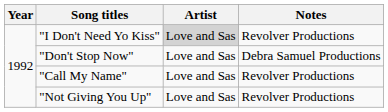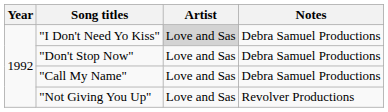(298, 35) Revolver Productions -> (311, 35) Debra Samuel Productions
(298, 76) Revolver Productions -> (311, 76) Debra Samuel Productions
